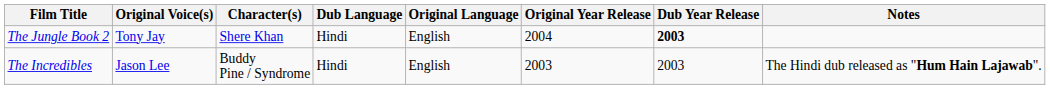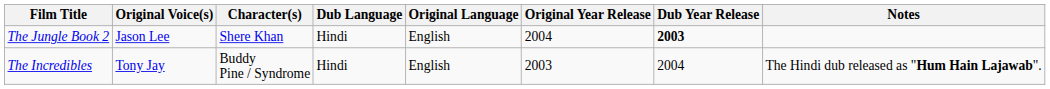(140, 36) Tony Jay -> (142, 36) Jason Lee
(142, 66) Jason Lee -> (140, 66) Tony Jay
(671, 66) 2003 -> (671, 66) 2004
